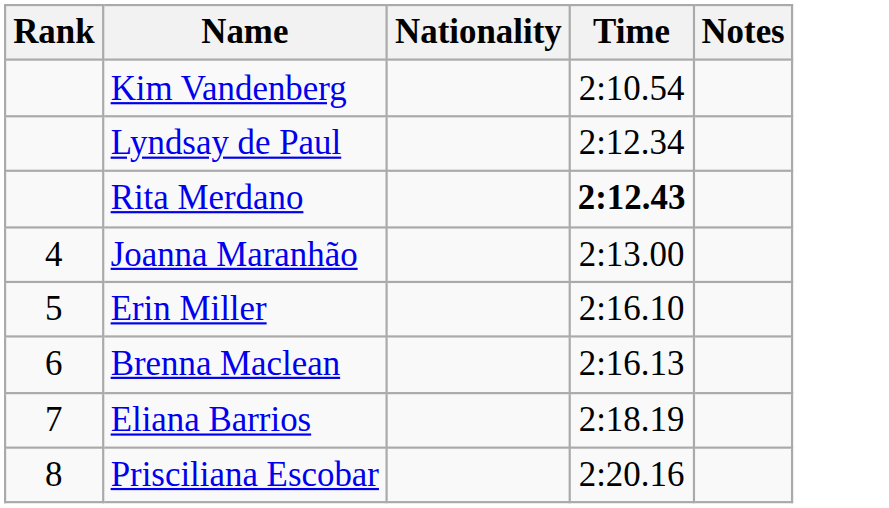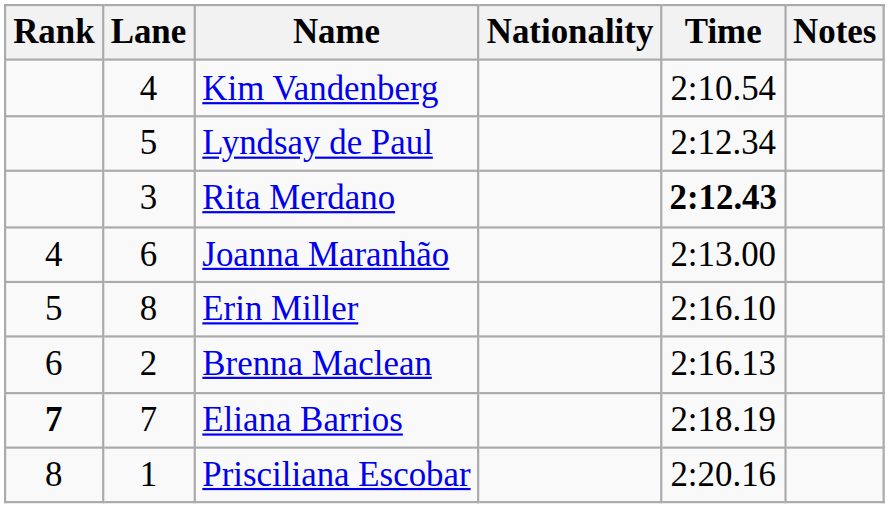+ column: (148, 32)
(54, 419) normal -> (54, 419) bold
